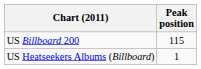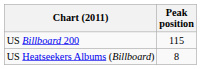(177, 56) 1 -> (177, 56) 8
